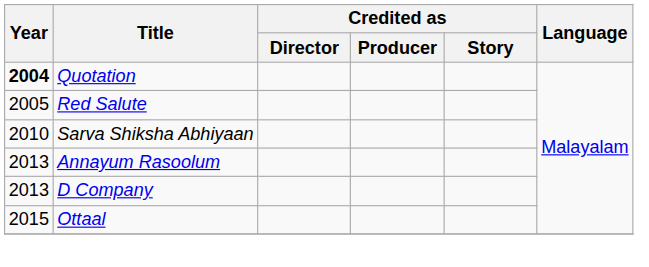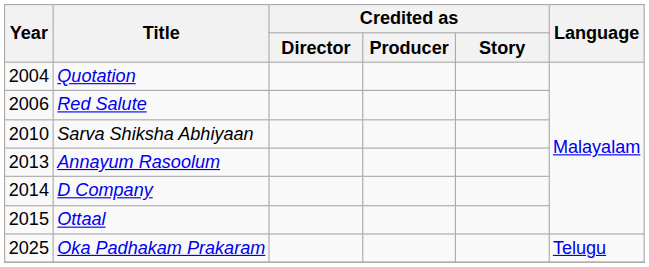(29, 76) bold -> (29, 76) normal
(29, 104) 2005 -> (29, 104) 2006
(29, 190) 2013 -> (29, 190) 2014
+ row: (161, 248)
